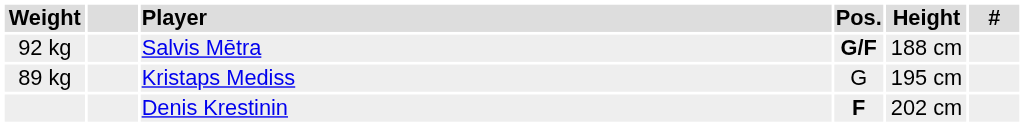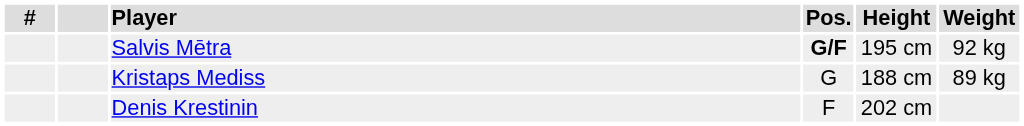columns swapped: (994, 18) <-> (45, 18)
(926, 48) 188 cm -> (896, 48) 195 cm
(926, 77) 195 cm -> (896, 77) 188 cm
(859, 107) bold -> (829, 107) normal
